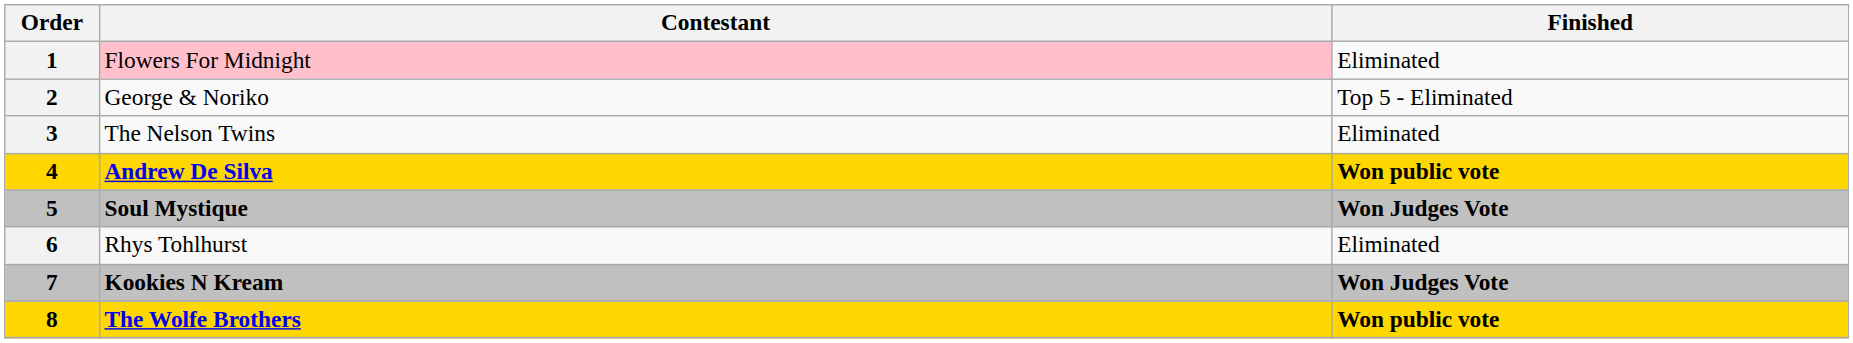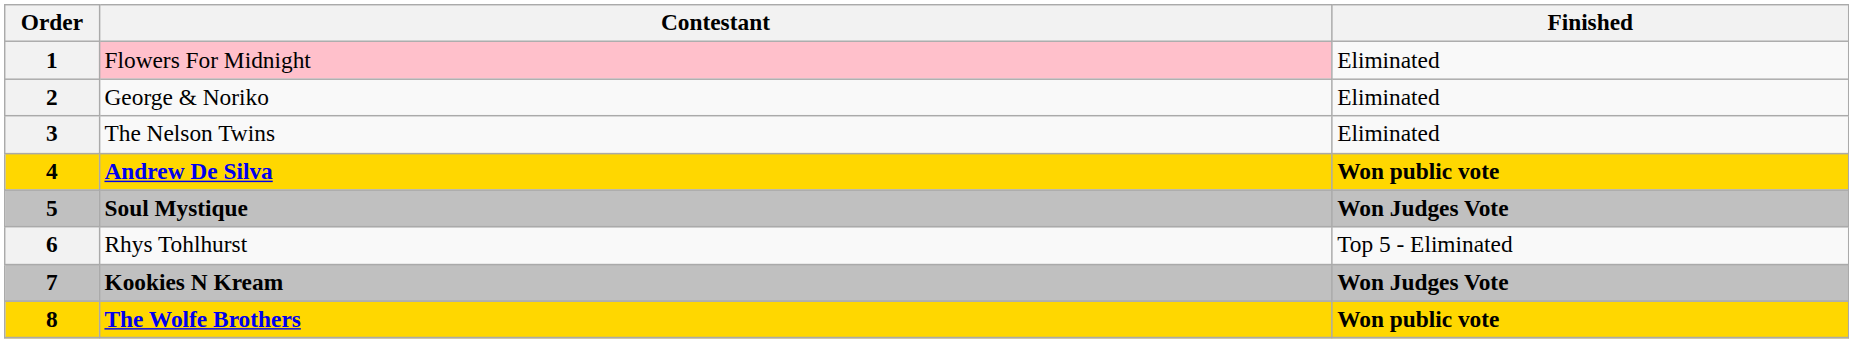(1425, 97) Top 5 - Eliminated -> (1388, 97) Eliminated
(1388, 245) Eliminated -> (1425, 245) Top 5 - Eliminated
